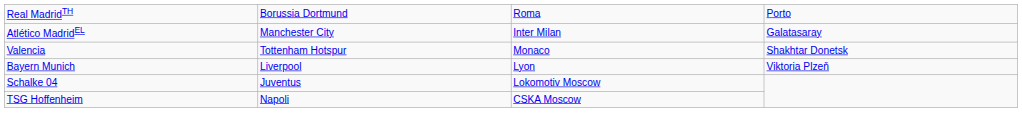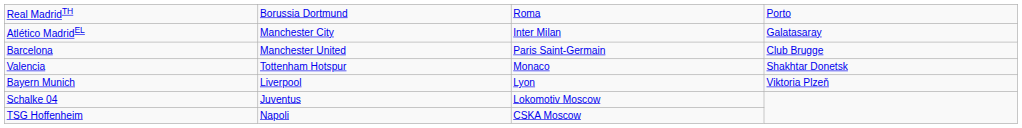+ row: (30, 50)
